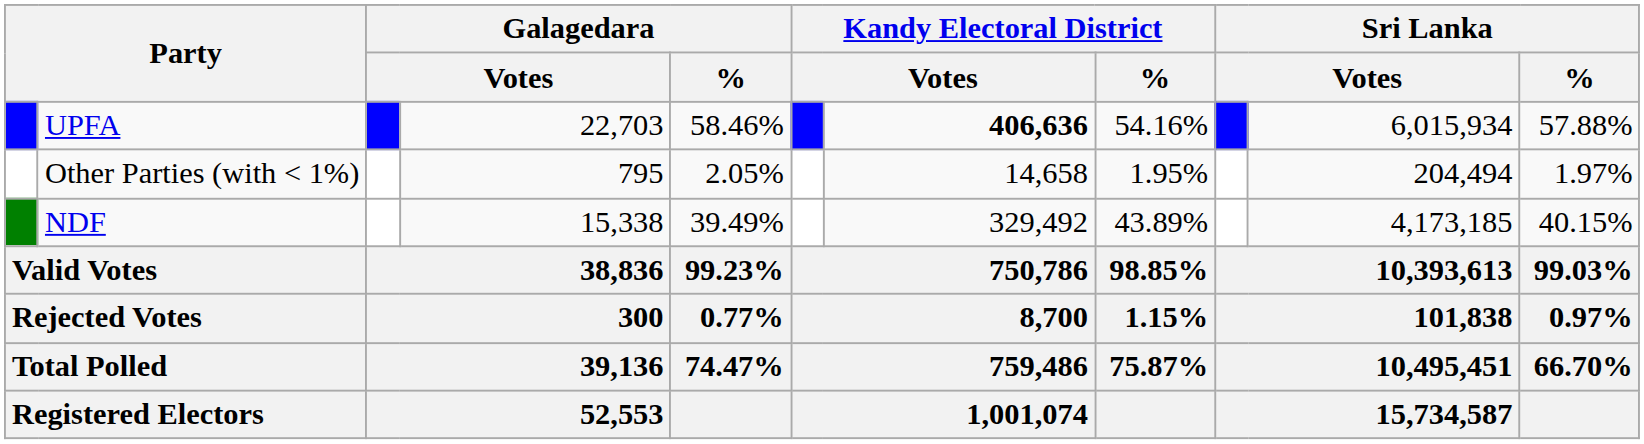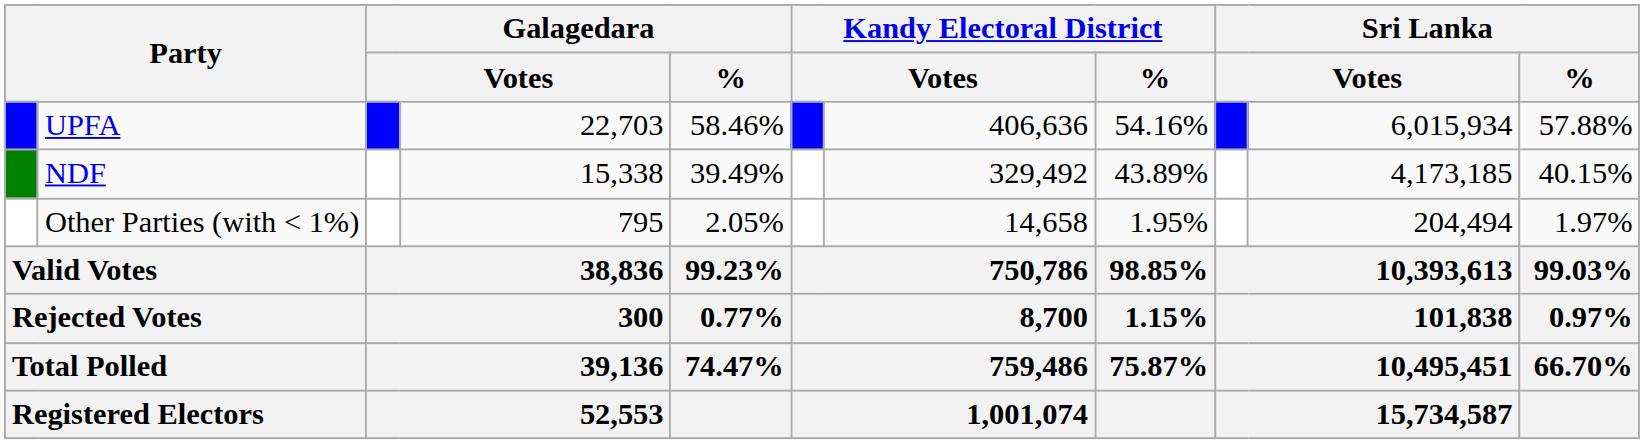(1039, 125) bold -> (1039, 125) normal
rows swapped: (75, 221) <-> (202, 173)
